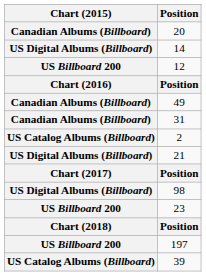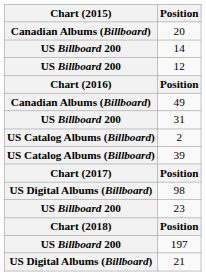(81, 48) US Digital Albums (Billboard) -> (81, 48) US Billboard 200
(81, 119) Canadian Albums (Billboard) -> (81, 119) US Billboard 200
rows swapped: (179, 155) <-> (179, 262)
